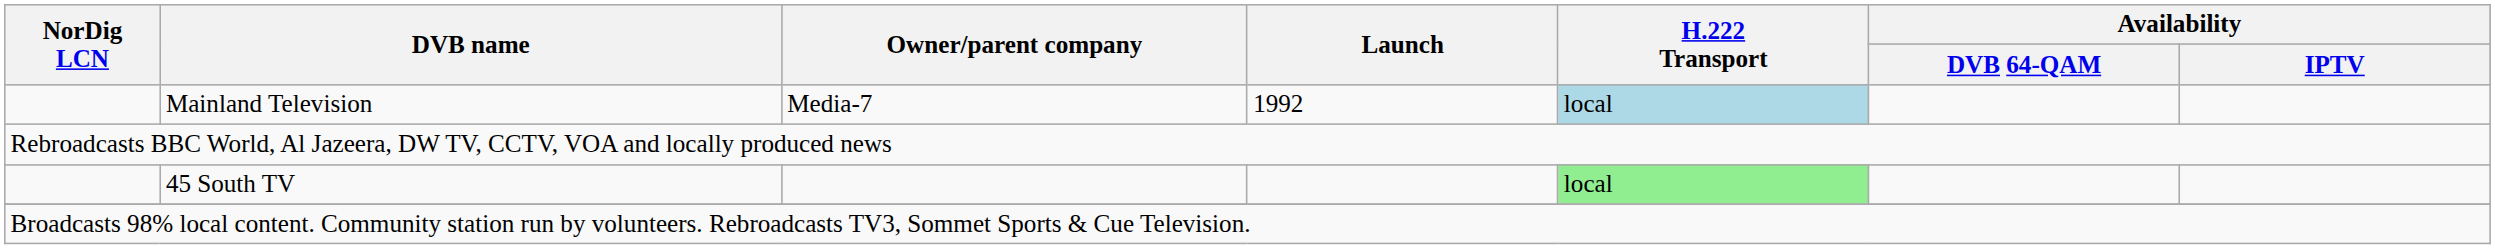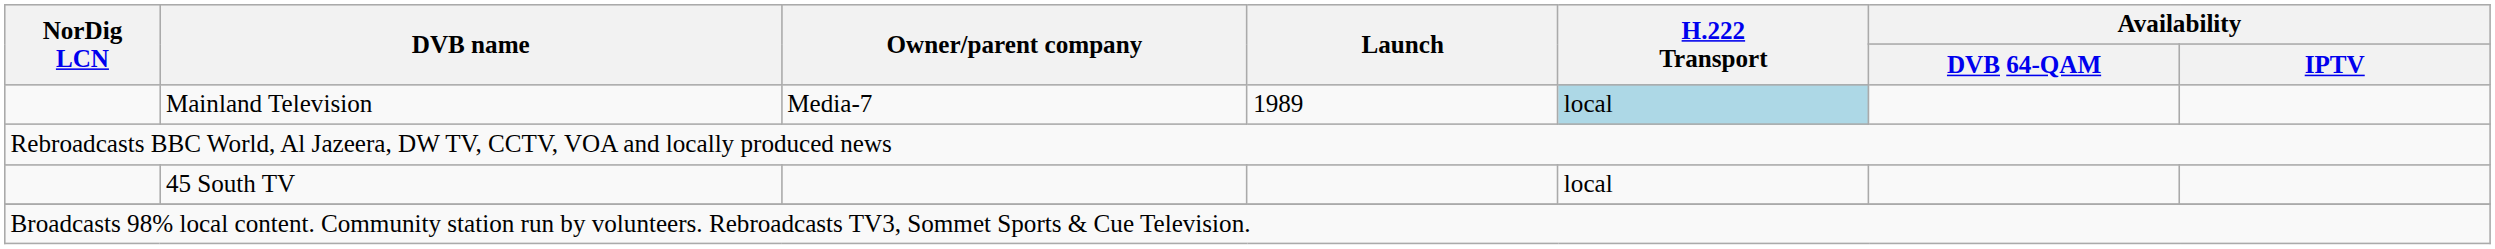(1278, 104) 1992 -> (1278, 104) 1989
(1588, 183) lightgreen background -> (1588, 183) no background
